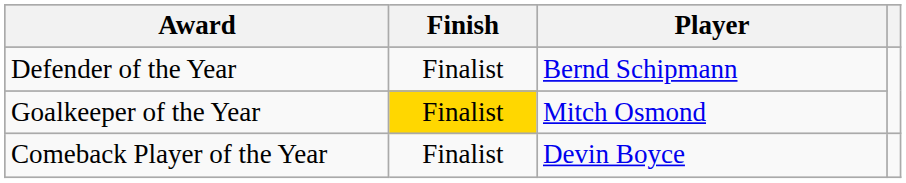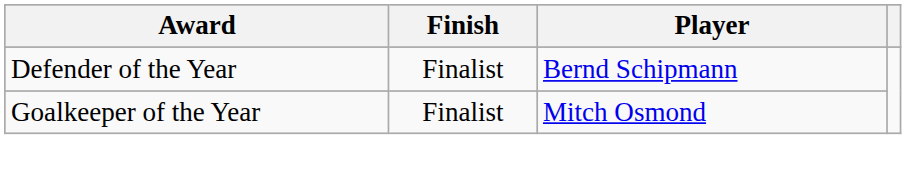(463, 111) gold background -> (463, 111) no background
- row: (169, 154)
